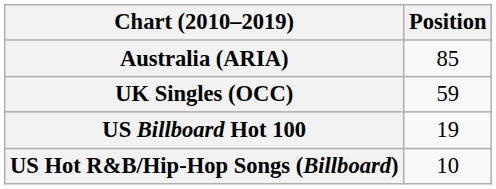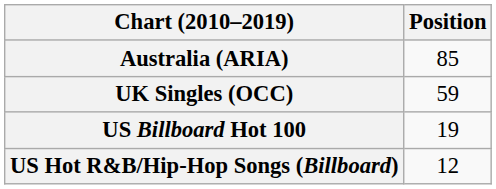(448, 165) 10 -> (448, 165) 12
